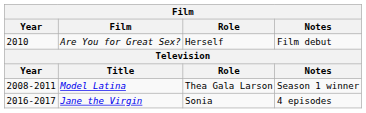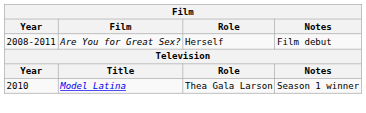(17, 41) 2010 -> (31, 41) 2008-2011
(31, 86) 2008-2011 -> (17, 86) 2010
- row: (101, 101)
